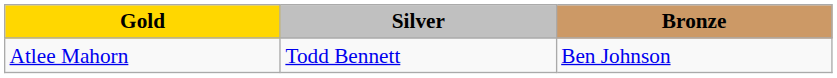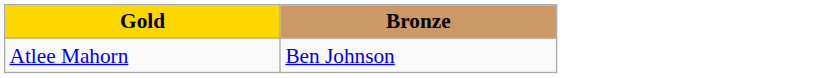- column: (418, 21)
